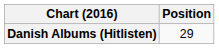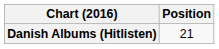(187, 33) 29 -> (187, 33) 21
